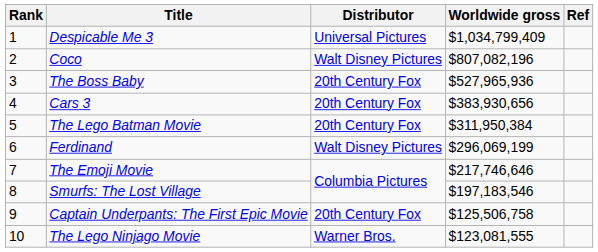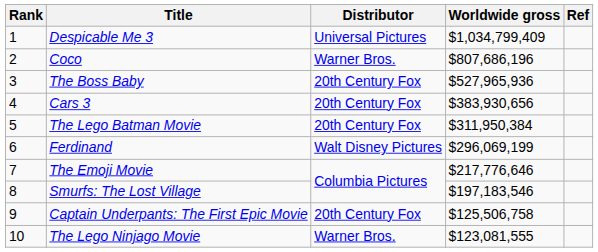(378, 59) Walt Disney Pictures -> (355, 59) Warner Bros.
(491, 59) $807,082,196 -> (491, 59) $807,686,196
(491, 170) $217,746,646 -> (491, 170) $217,776,646
